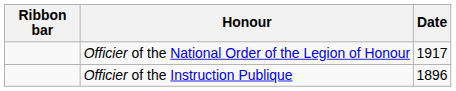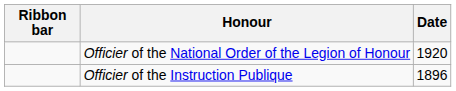(432, 53) 1917 -> (432, 53) 1920
